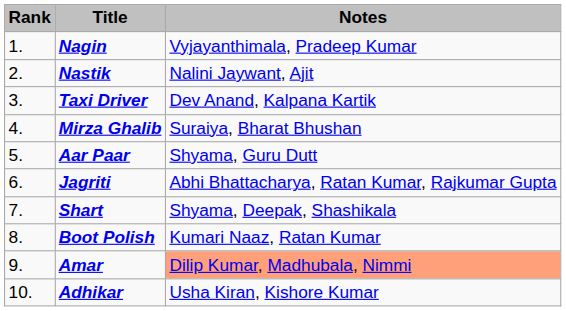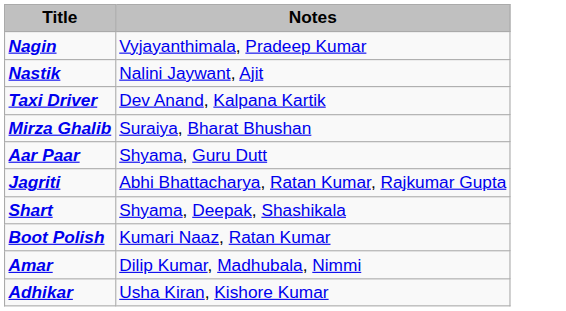- column: (30, 18)
(290, 264) lightsalmon background -> (240, 264) no background
